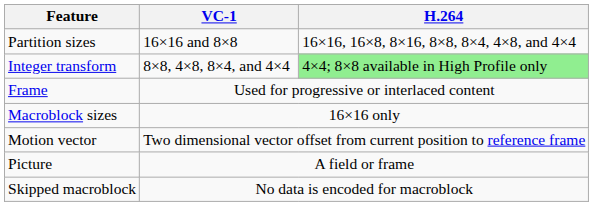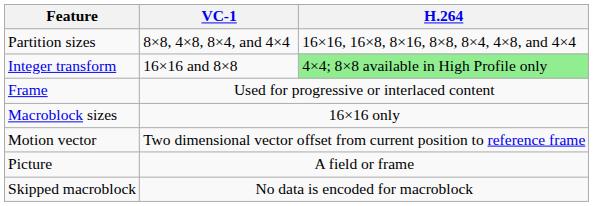(190, 41) 16×16 and 8×8 -> (217, 41) 8×8, 4×8, 8×4, and 4×4
(217, 66) 8×8, 4×8, 8×4, and 4×4 -> (190, 66) 16×16 and 8×8
